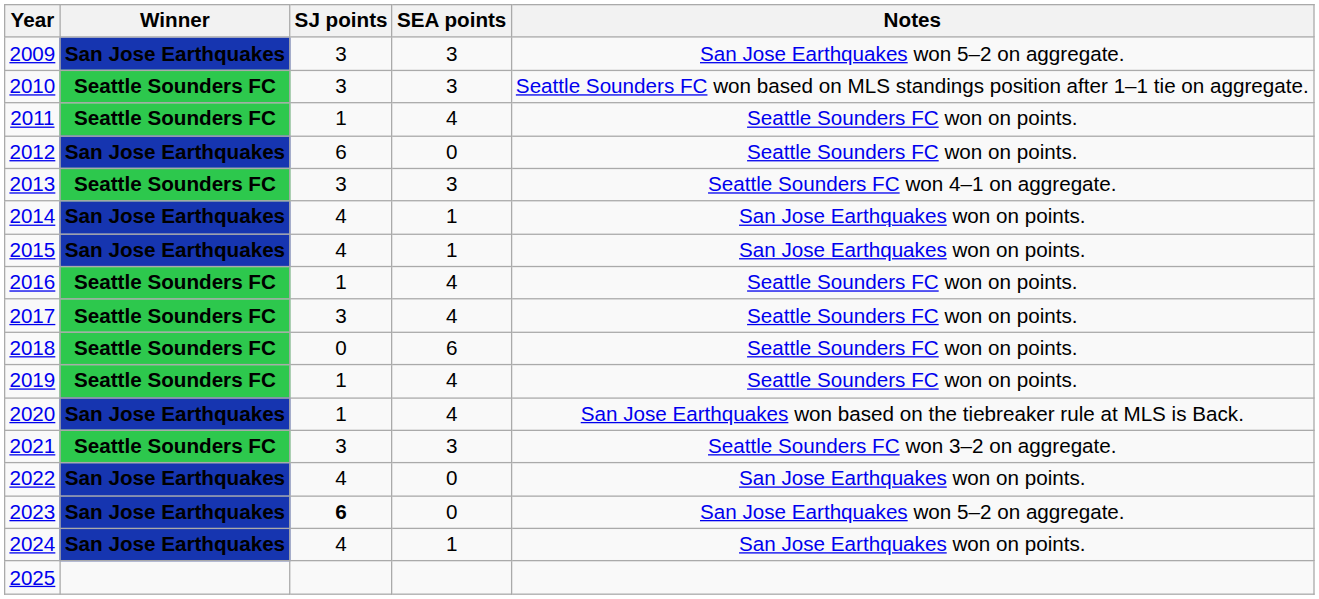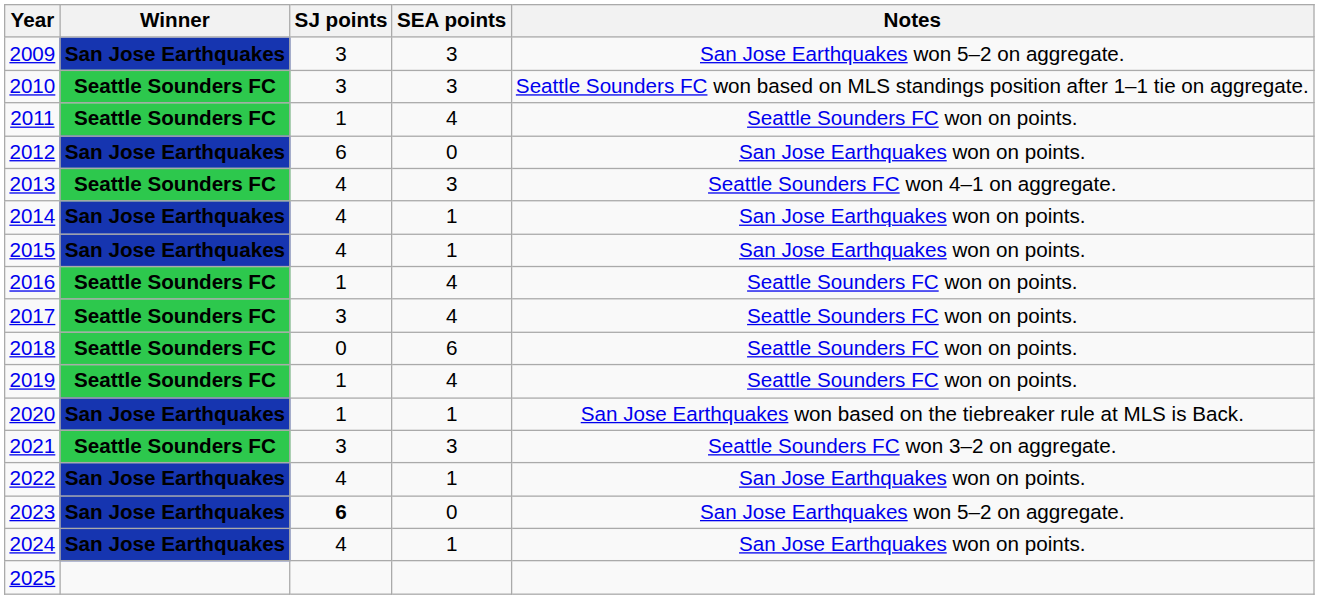(912, 151) Seattle Sounders FC won on points. -> (912, 151) San Jose Earthquakes won on points.
(341, 184) 3 -> (341, 184) 4
(452, 413) 4 -> (452, 413) 1
(452, 479) 0 -> (452, 479) 1
